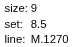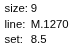rows swapped: (14, 24) <-> (15, 39)
